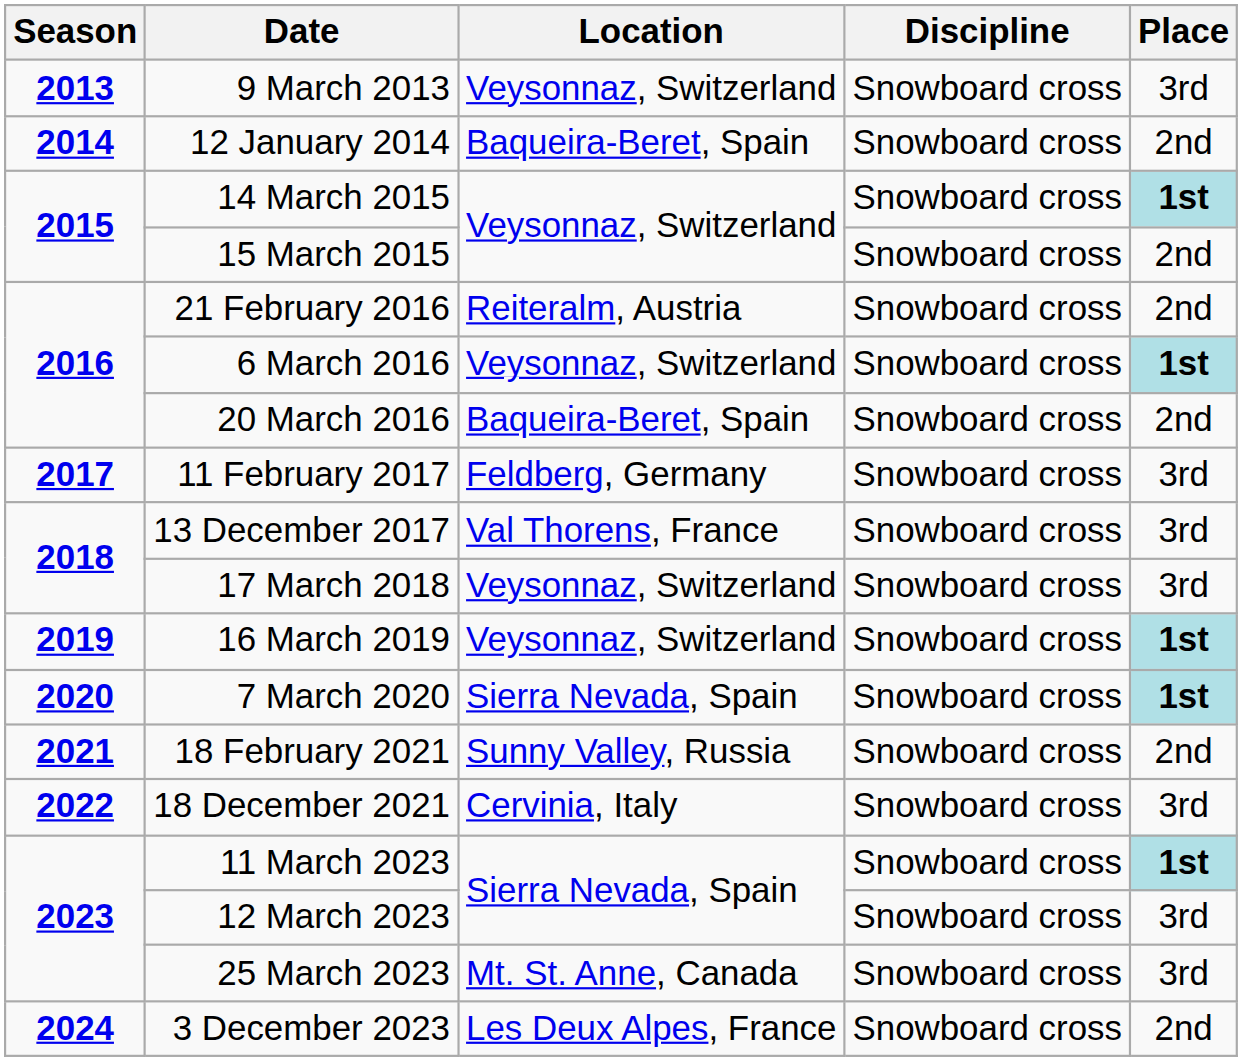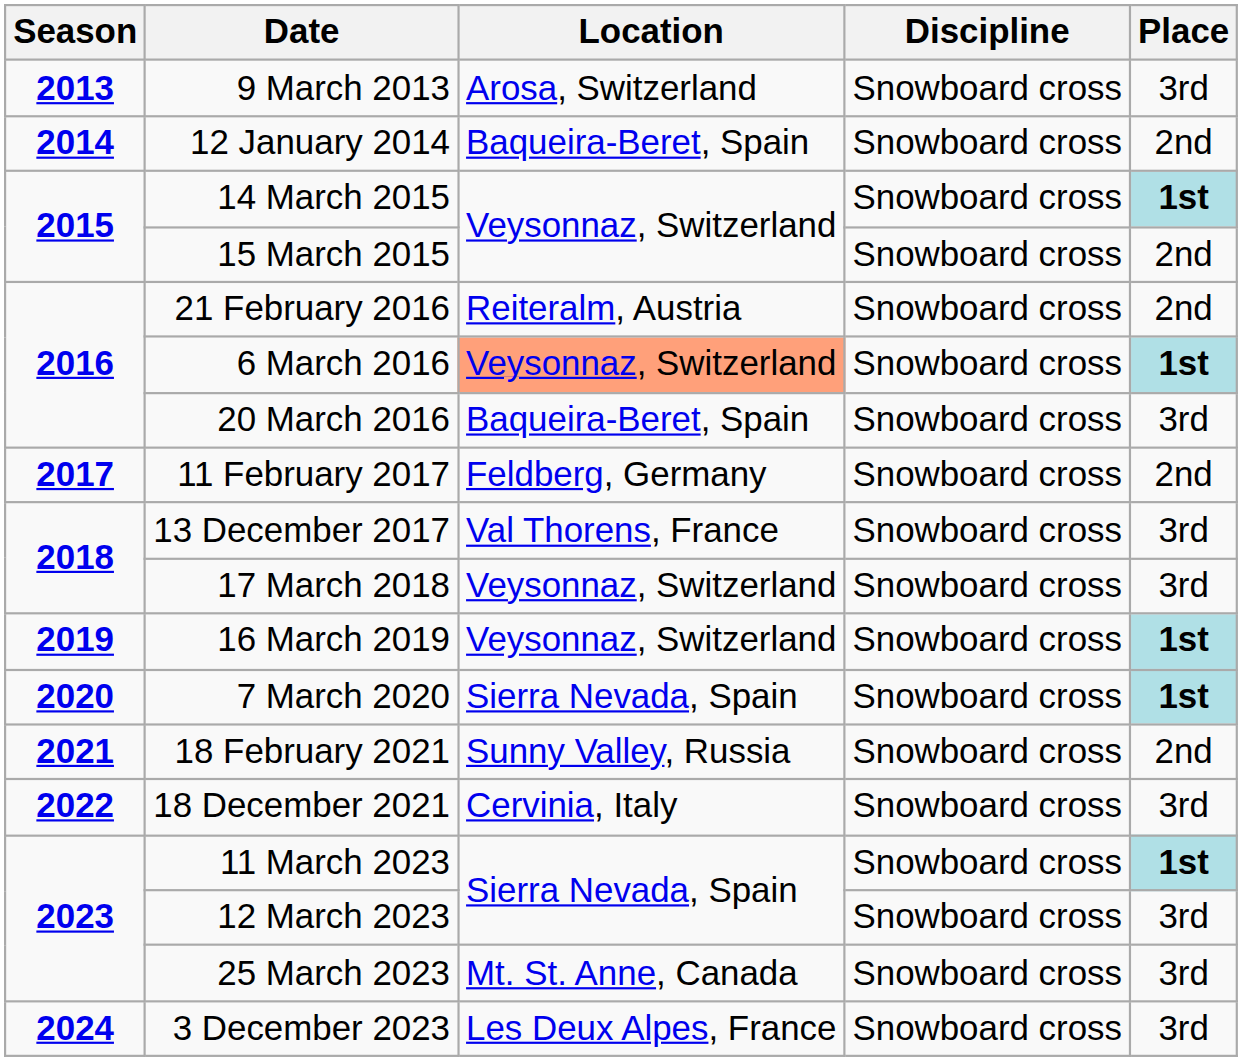(651, 87) Veysonnaz, Switzerland -> (611, 87) Arosa, Switzerland
(651, 364) no background -> (651, 364) lightsalmon background
(1184, 419) 2nd -> (1184, 419) 3rd
(1184, 474) 3rd -> (1184, 474) 2nd
(1184, 1027) 2nd -> (1184, 1027) 3rd
